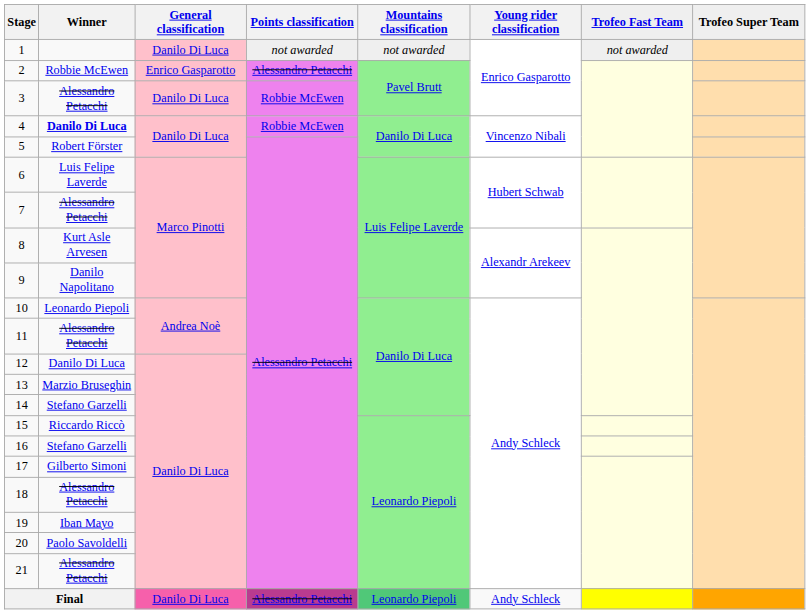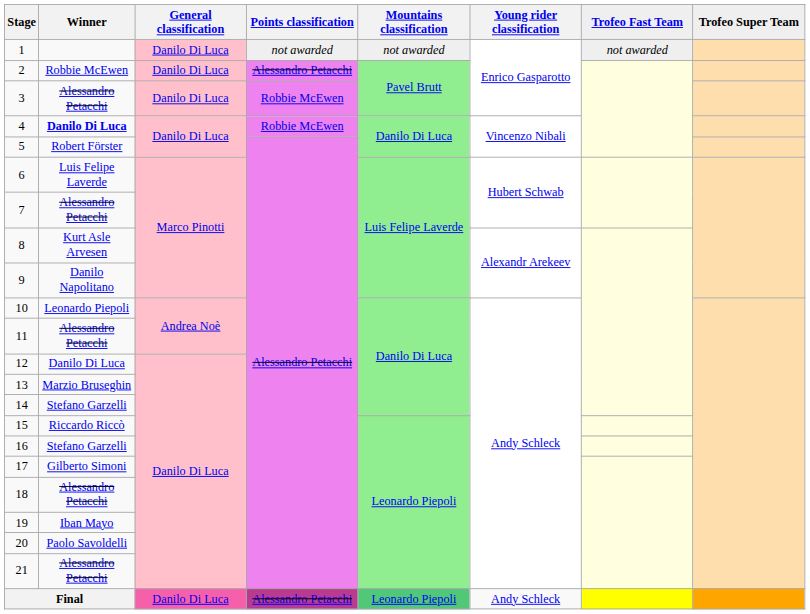(191, 70) Enrico Gasparotto -> (191, 70) Danilo Di Luca
